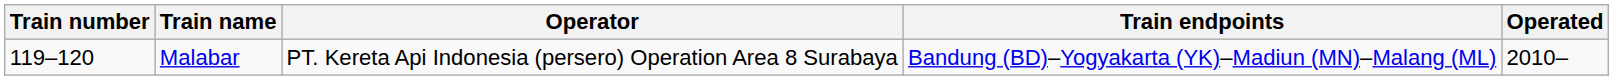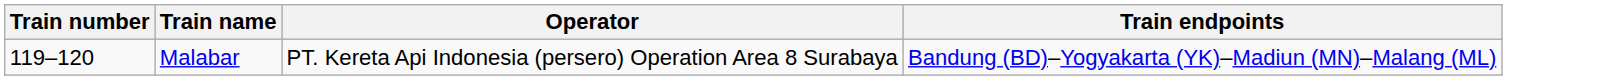- column: (1555, 22)
